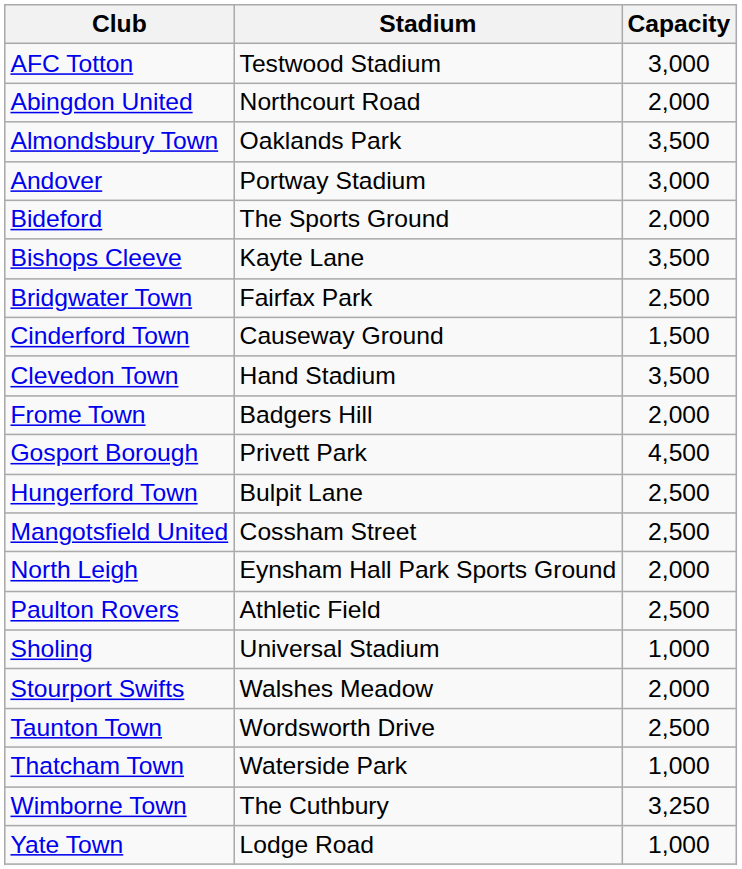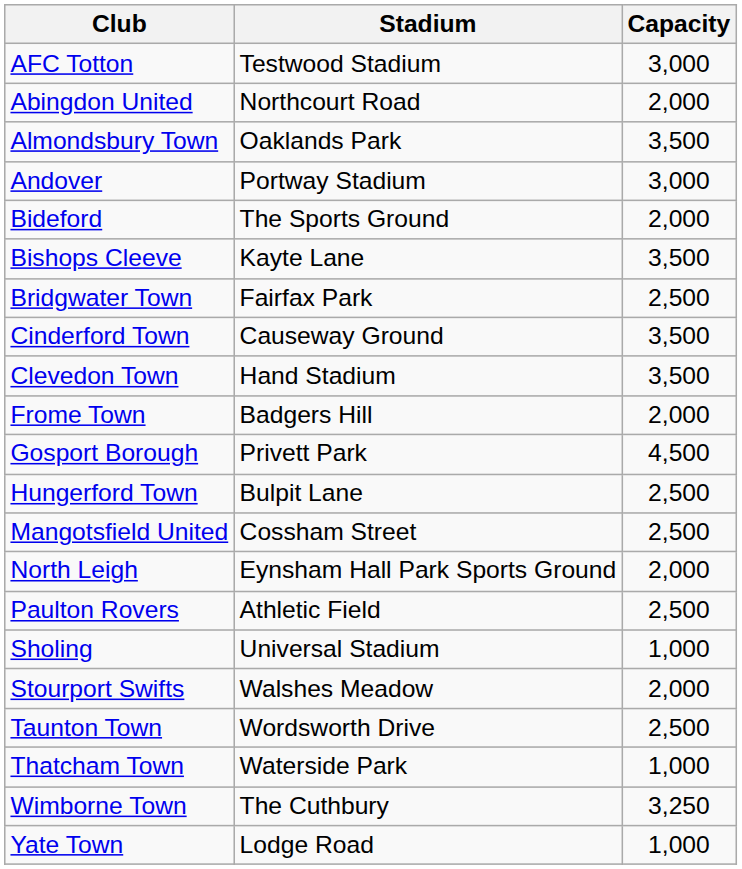(679, 336) 1,500 -> (679, 336) 3,500
